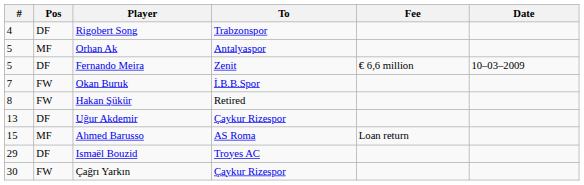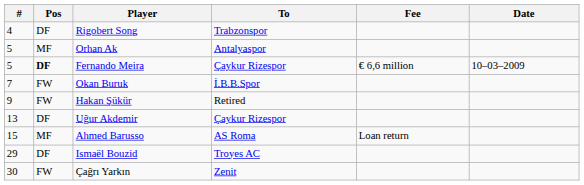(43, 66) normal -> (43, 66) bold
(225, 66) Zenit -> (250, 66) Çaykur Rizespor
(9, 101) 8 -> (9, 101) 9
(250, 171) Çaykur Rizespor -> (225, 171) Zenit
